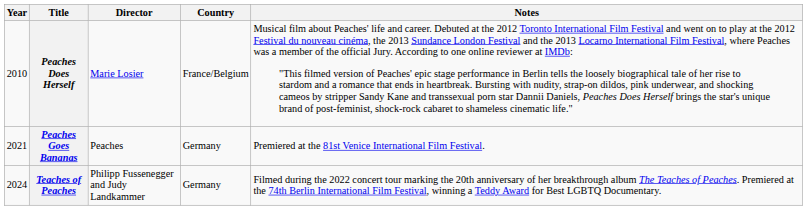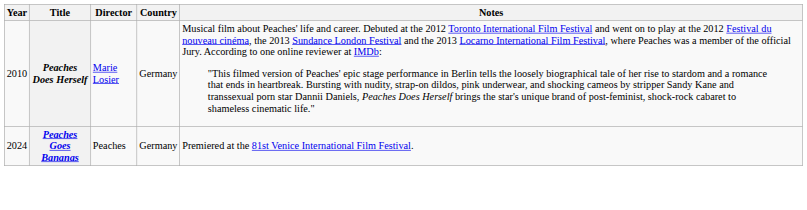(216, 73) France/Belgium -> (158, 73) Germany
(17, 146) 2021 -> (17, 146) 2024
- row: (59, 185)
